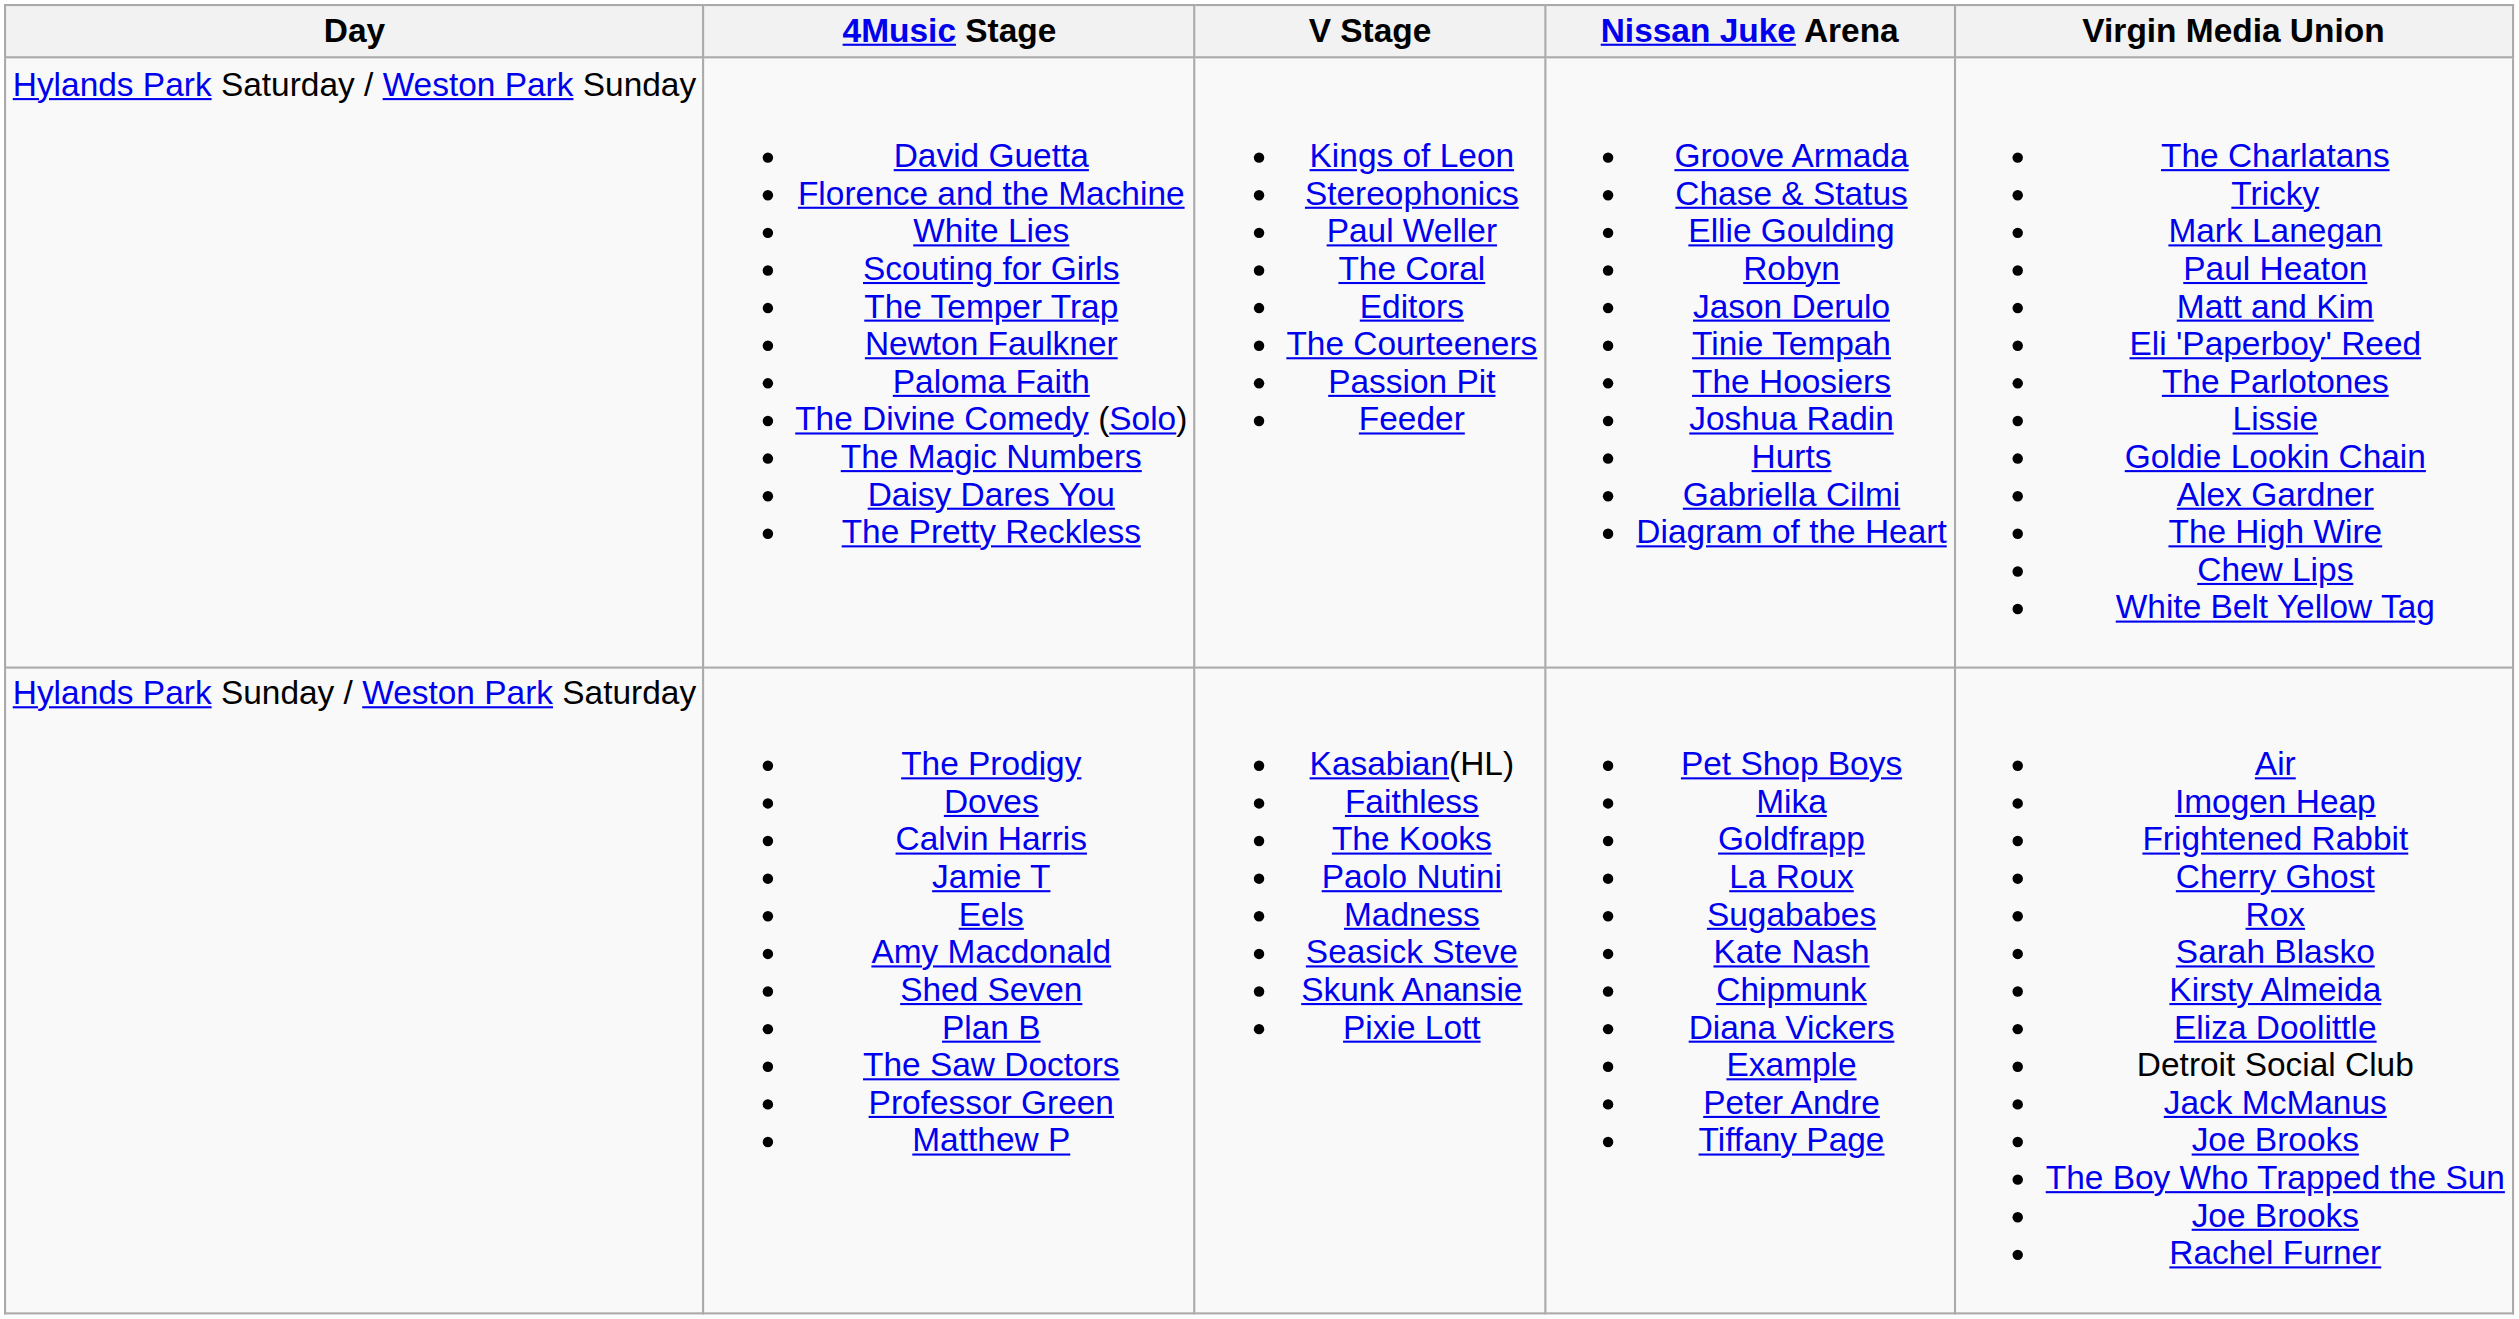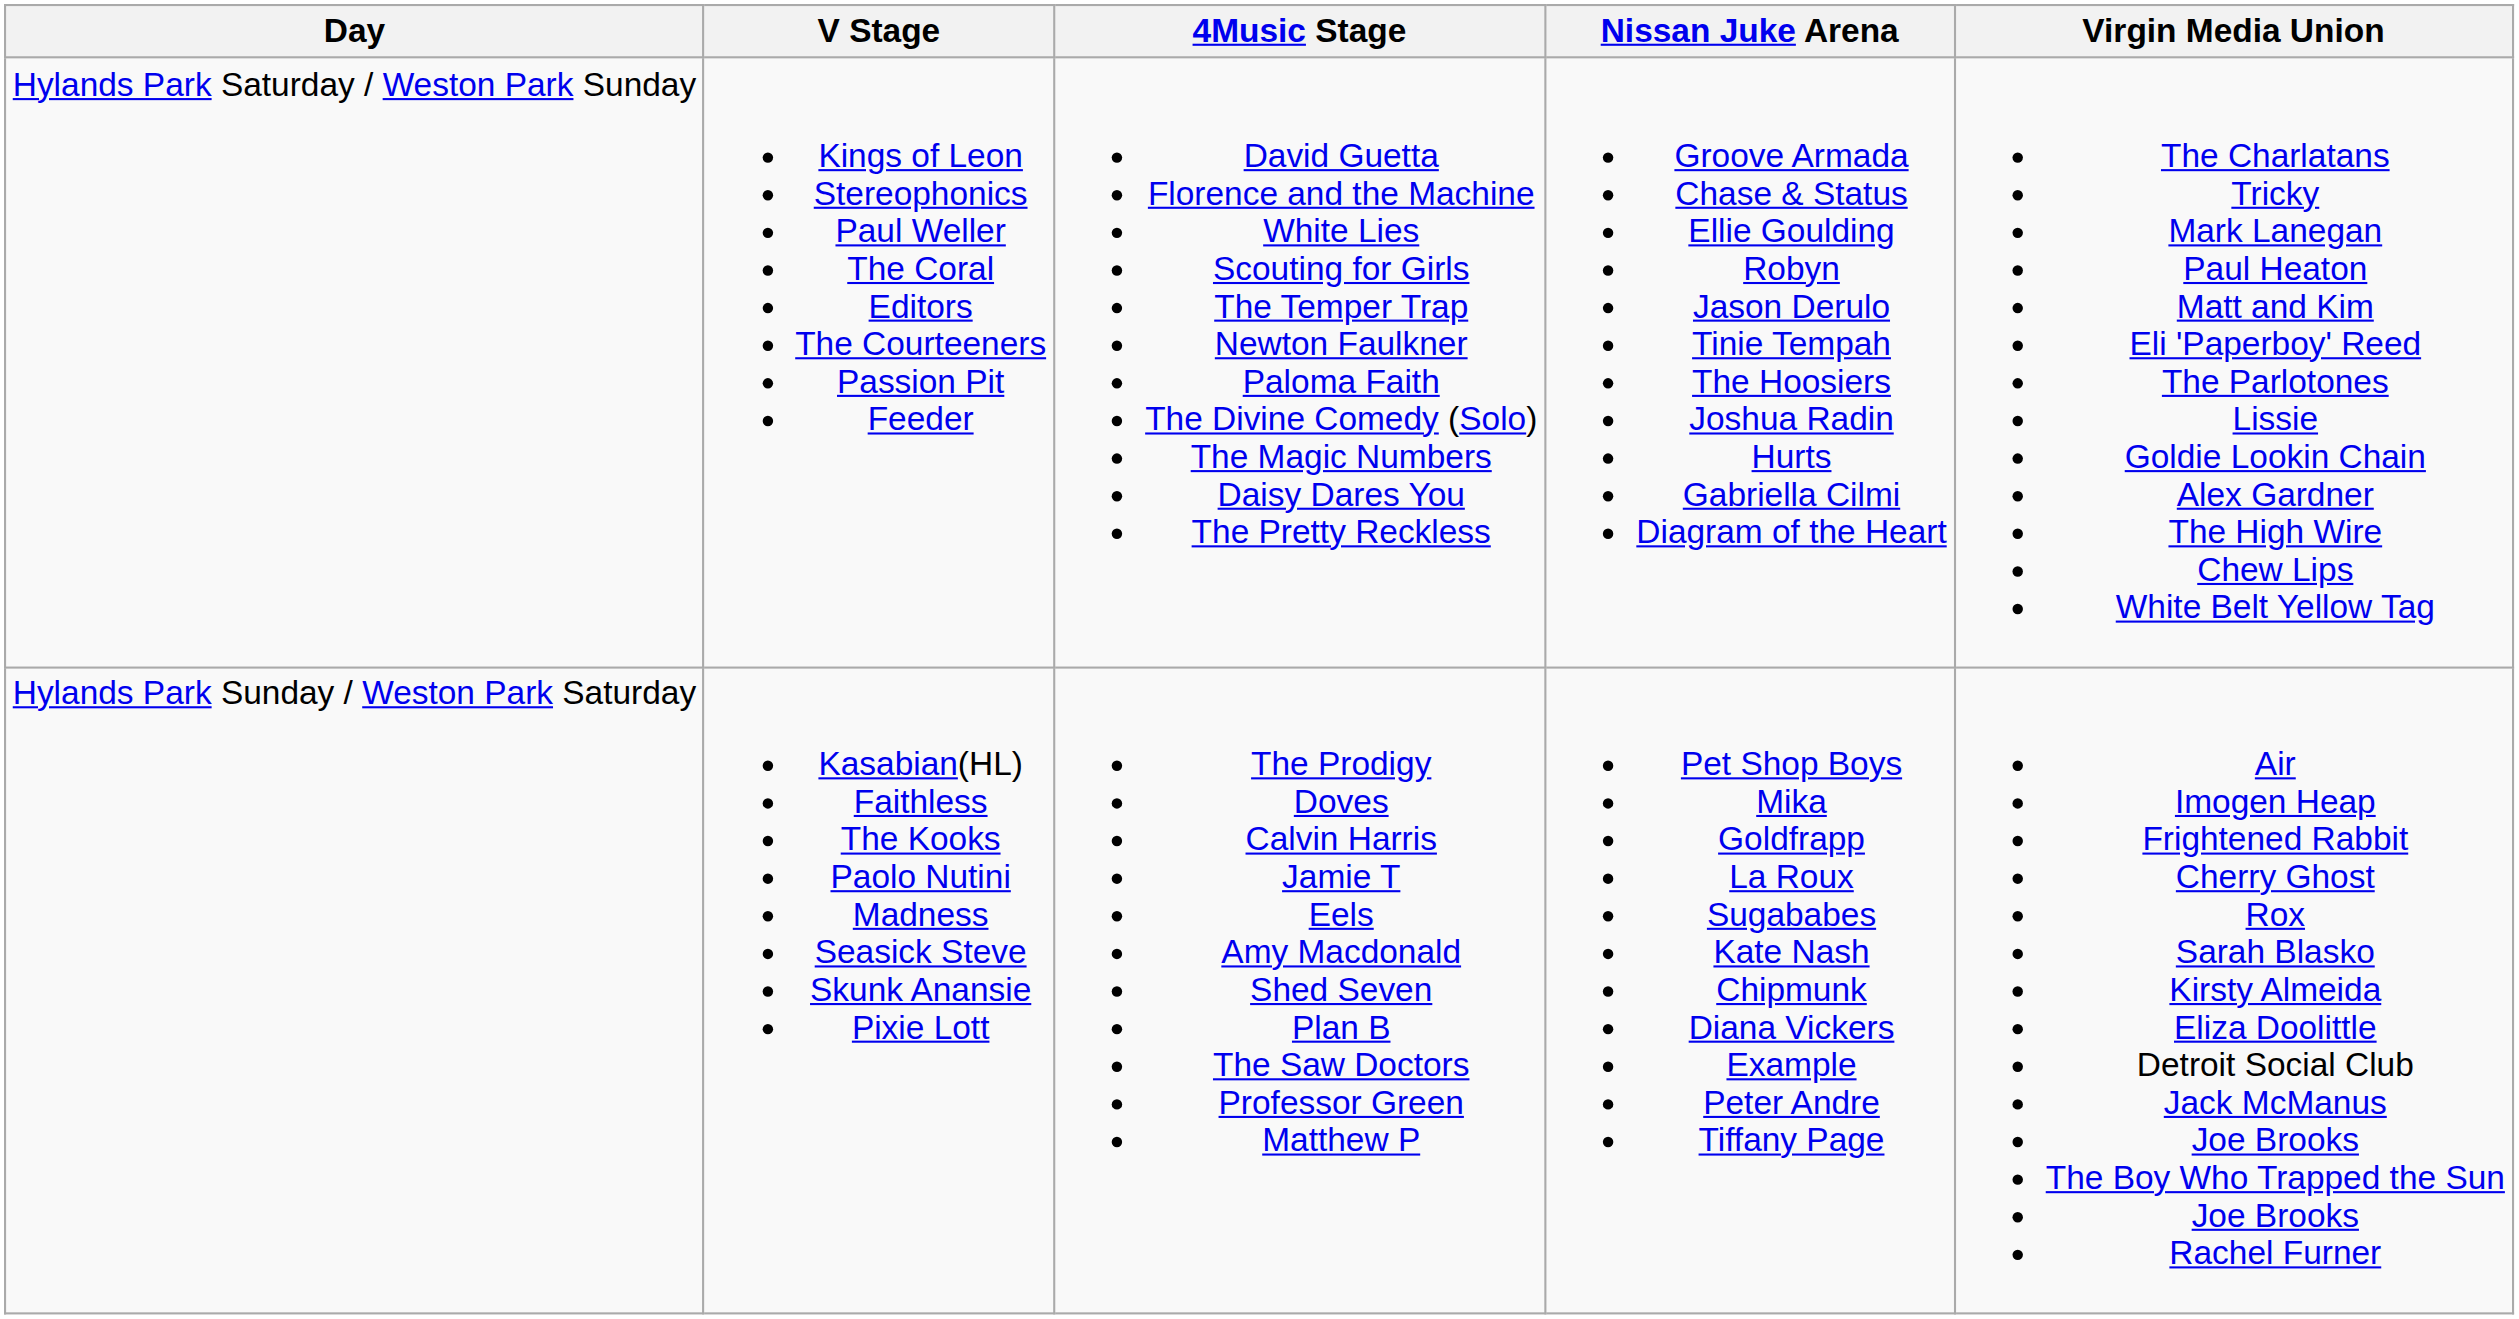columns swapped: (1370, 31) <-> (949, 31)
